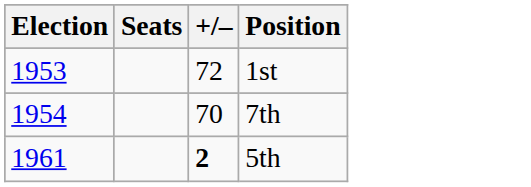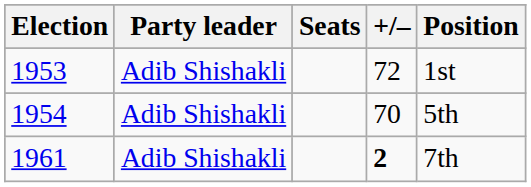+ column: (204, 26)
(263, 114) 7th -> (441, 114) 5th
(263, 158) 5th -> (441, 158) 7th
